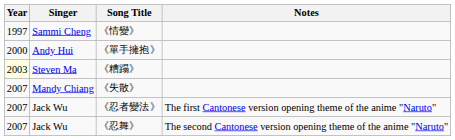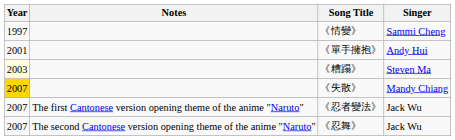columns swapped: (63, 13) <-> (306, 13)
(17, 50) 2000 -> (17, 50) 2001
(17, 88) no background -> (17, 88) gold background
